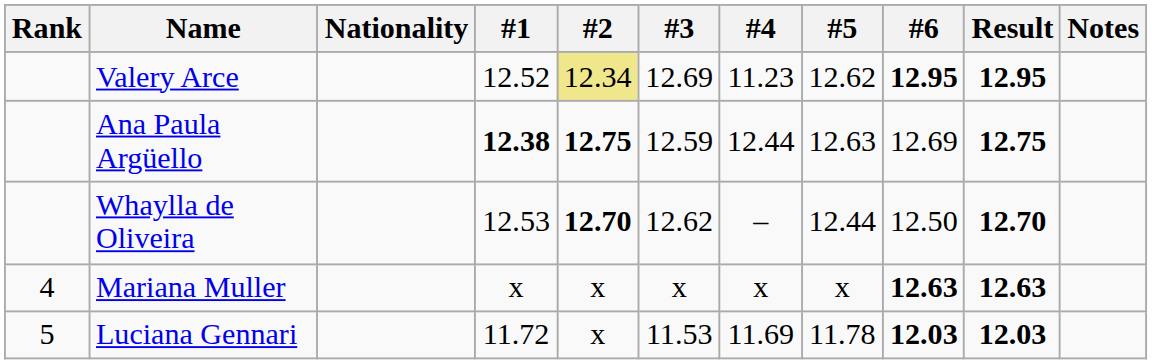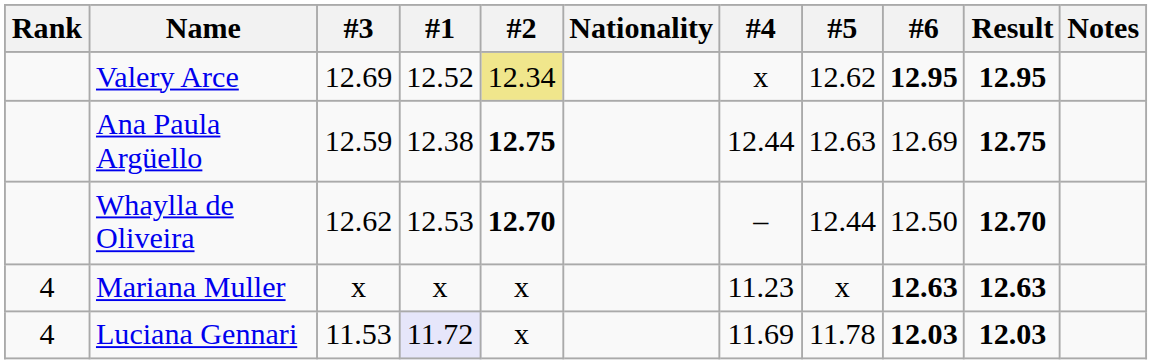columns swapped: (397, 28) <-> (679, 28)
(761, 76) 11.23 -> (761, 76) x
(516, 140) bold -> (440, 140) normal
(761, 286) x -> (761, 286) 11.23
(47, 334) 5 -> (47, 334) 4
(516, 334) no background -> (440, 334) lavender background
